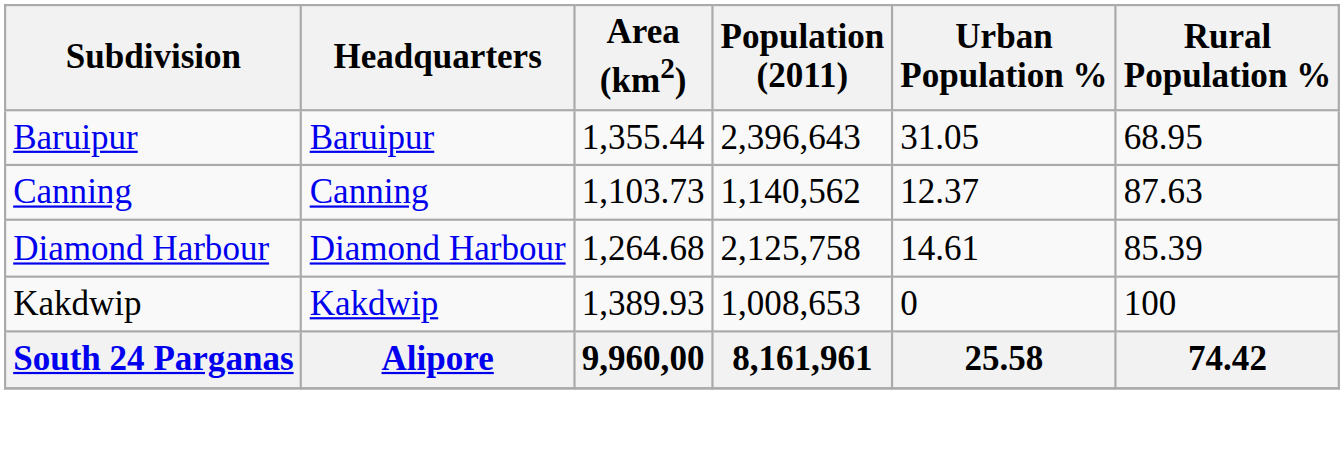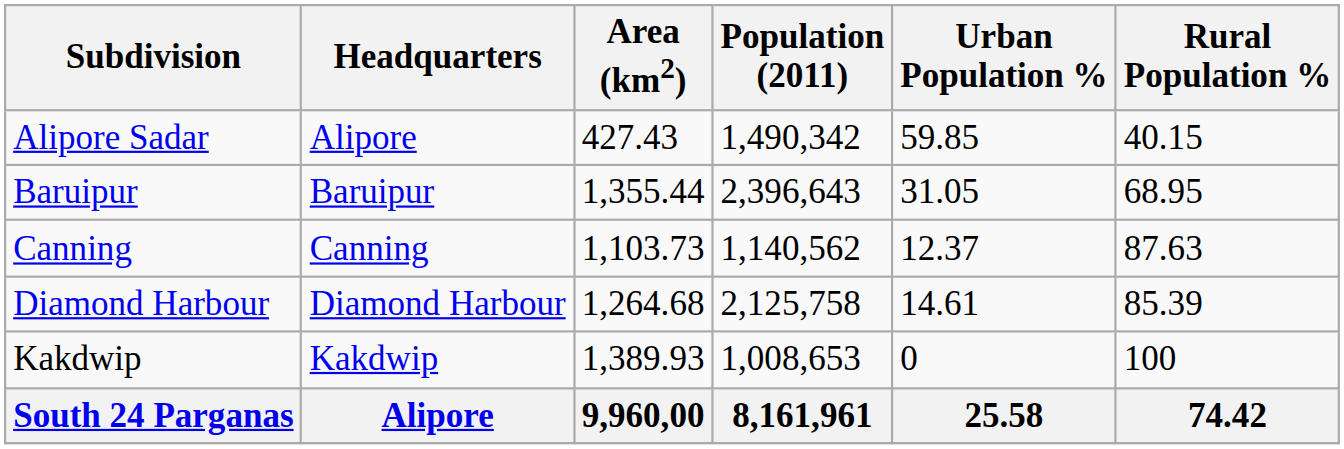+ row: (111, 136)
